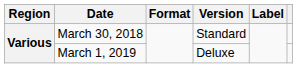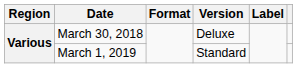(221, 33) Standard -> (215, 33) Deluxe
(215, 53) Deluxe -> (221, 53) Standard
